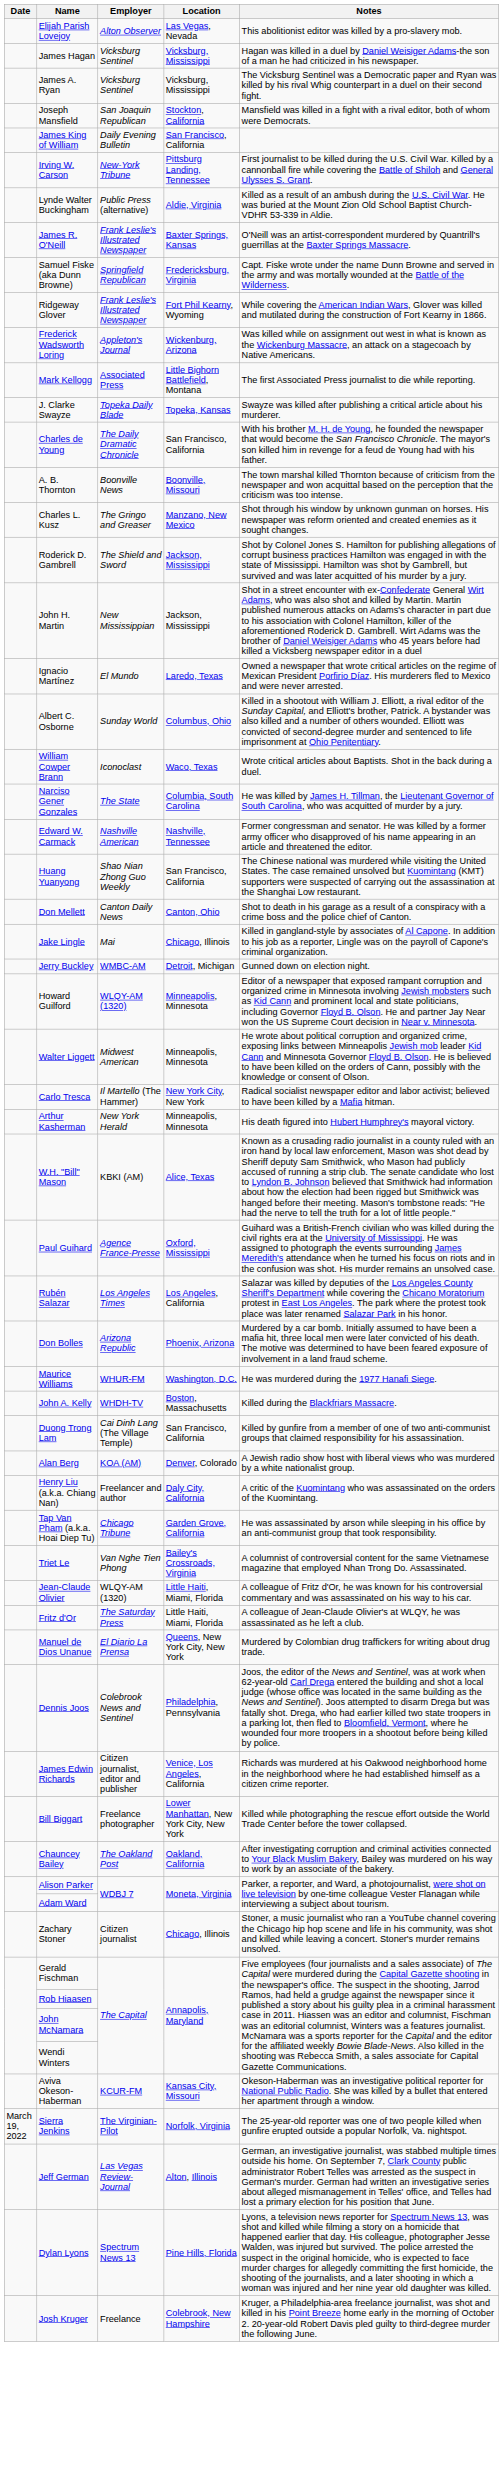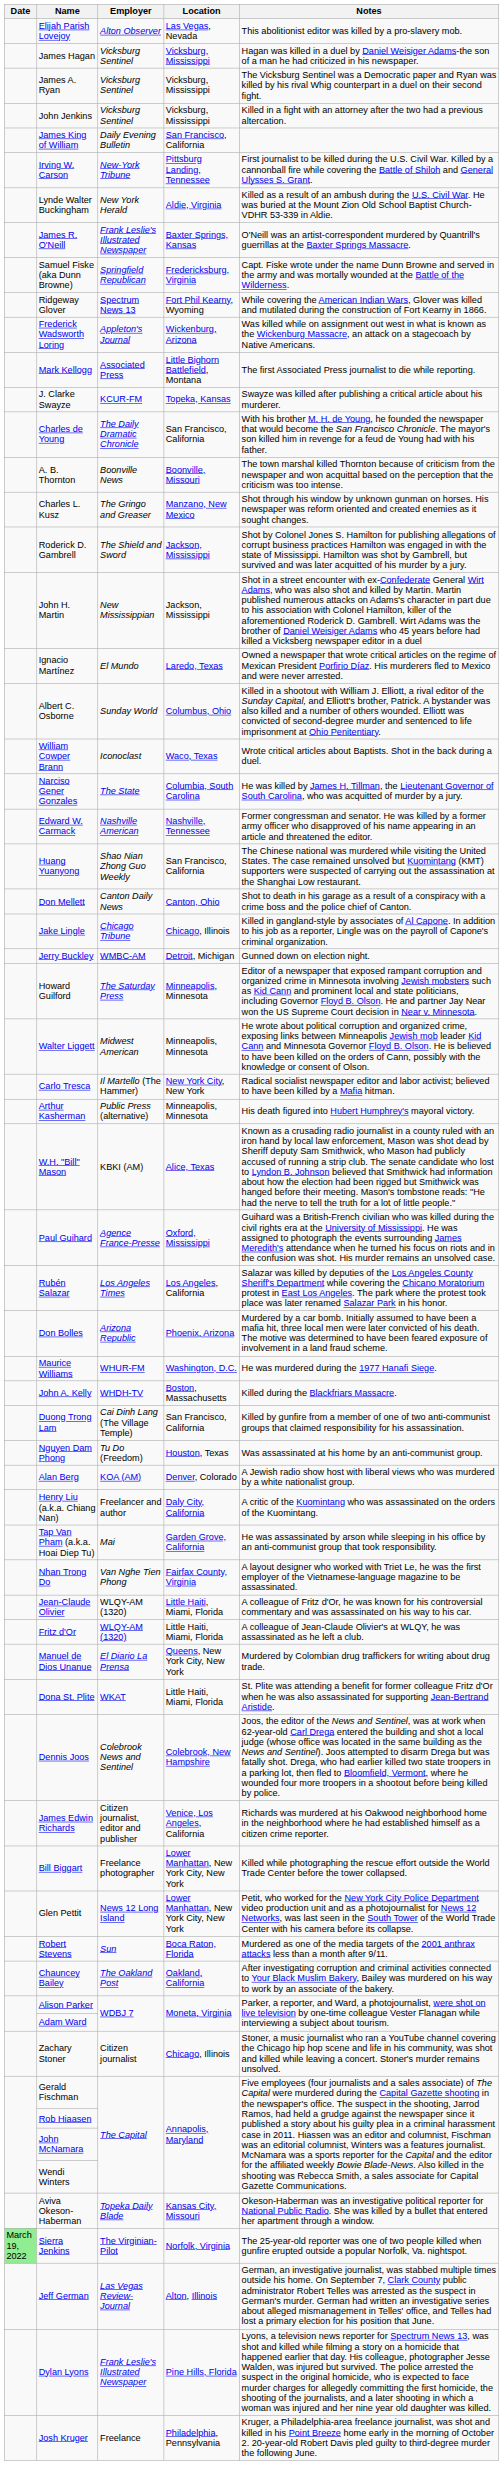+ row: (65, 115)
- row: (58, 115)
(125, 205) Public Press (alternative) -> (120, 205) New York Herald
(128, 310) Frank Leslie's Illustrated Newspaper -> (120, 305) Spectrum News 13
(126, 410) Topeka Daily Blade -> (121, 399) KCUR-FM
(107, 941) Mai -> (117, 931) Chicago Tribune
(121, 1001) WLQY-AM (1320) -> (127, 991) The Saturday Press
(120, 1121) New York Herald -> (125, 1111) Public Press (alternative)
+ row: (65, 1453)
(117, 1528) Chicago Tribune -> (107, 1542) Mai
+ row: (63, 1577)
- row: (54, 1563)
(127, 1617) The Saturday Press -> (121, 1632) WLQY-AM (1320)
+ row: (67, 1697)
(193, 1708) Philadelphia, Pennsylvania -> (198, 1757) Colebrook, New Hampshire
+ row: (60, 1913)
+ row: (55, 1948)
(121, 2091) KCUR-FM -> (126, 2211) Topeka Daily Blade
(19, 2126) no background -> (19, 2245) lightgreen background
(120, 2252) Spectrum News 13 -> (128, 2372) Frank Leslie's Illustrated Newspaper
(198, 2318) Colebrook, New Hampshire -> (193, 2438) Philadelphia, Pennsylvania
